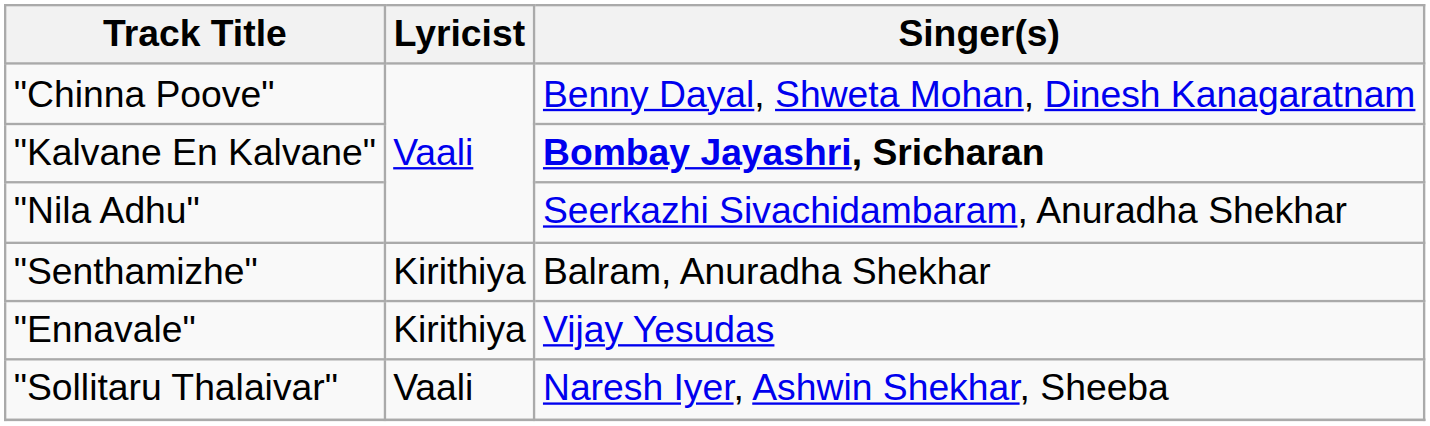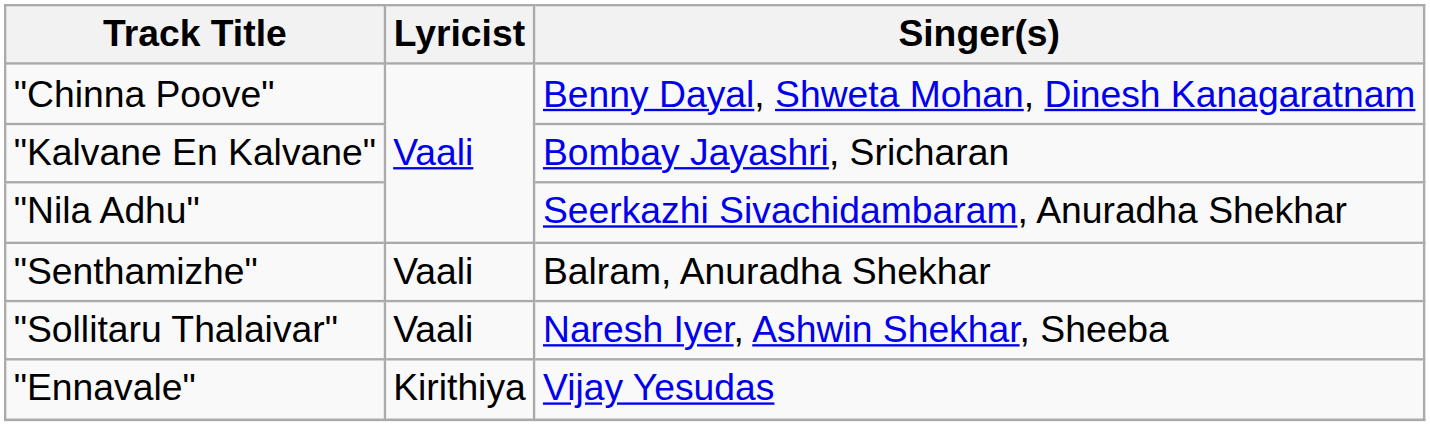(794, 152) bold -> (776, 152) normal
(459, 270) Kirithiya -> (433, 270) Vaali
rows swapped: (176, 388) <-> (105, 329)
